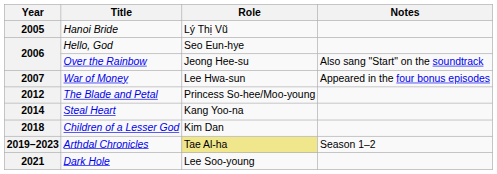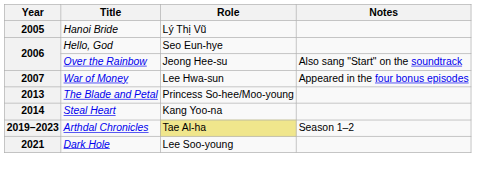(33, 95) 2012 -> (33, 95) 2013
- row: (121, 128)
